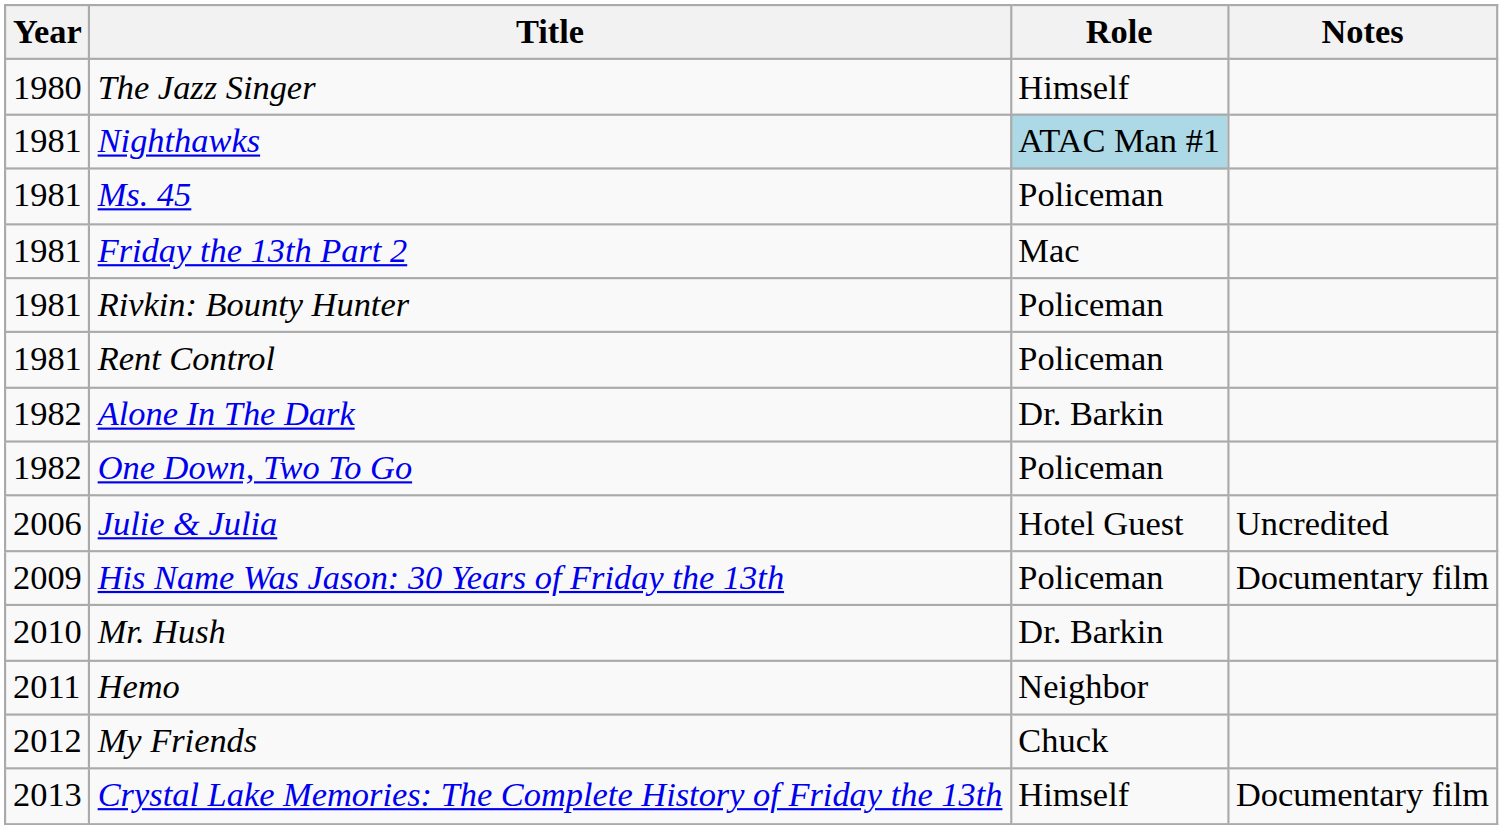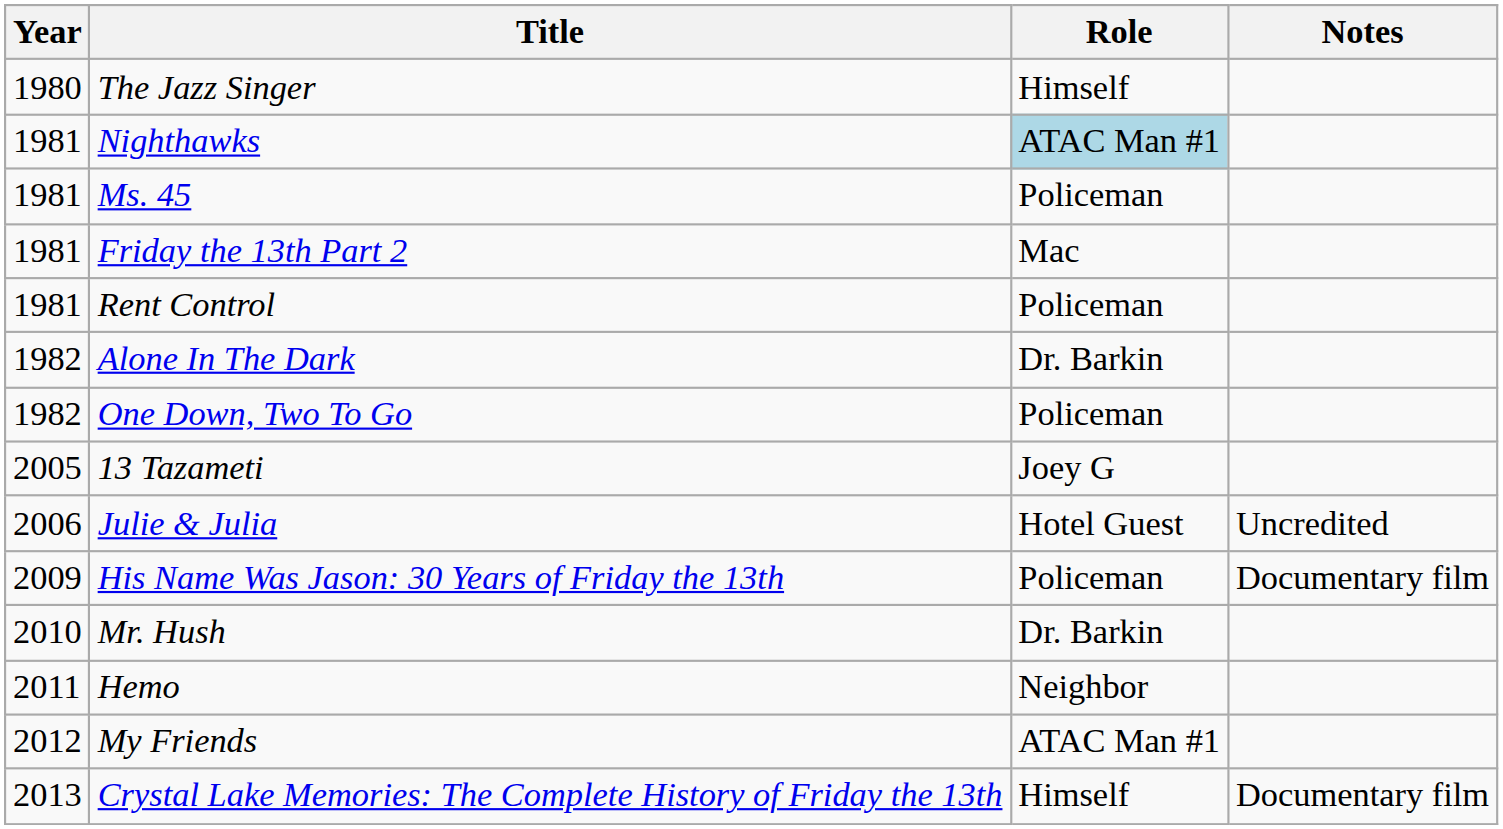- row: (253, 304)
+ row: (181, 468)
(1063, 741) Chuck -> (1119, 741) ATAC Man #1
